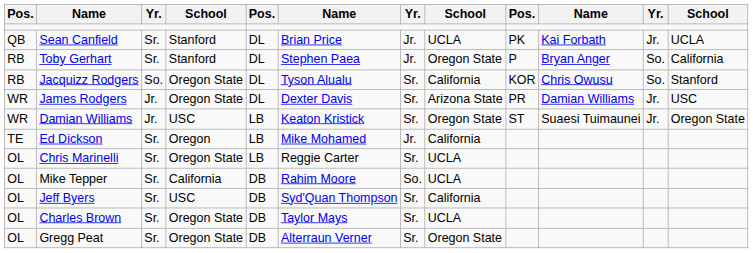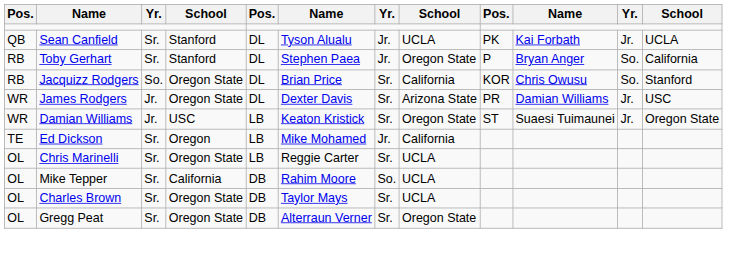(311, 39) Brian Price -> (316, 39) Tyson Alualu
(316, 79) Tyson Alualu -> (311, 79) Brian Price
- row: (67, 198)
